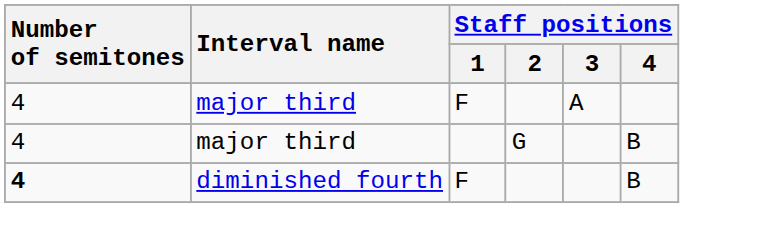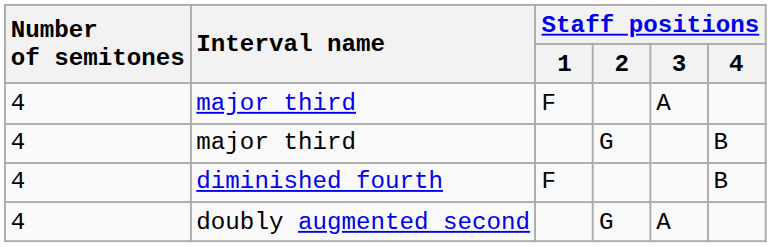(18, 182) bold -> (18, 182) normal
+ row: (363, 222)
